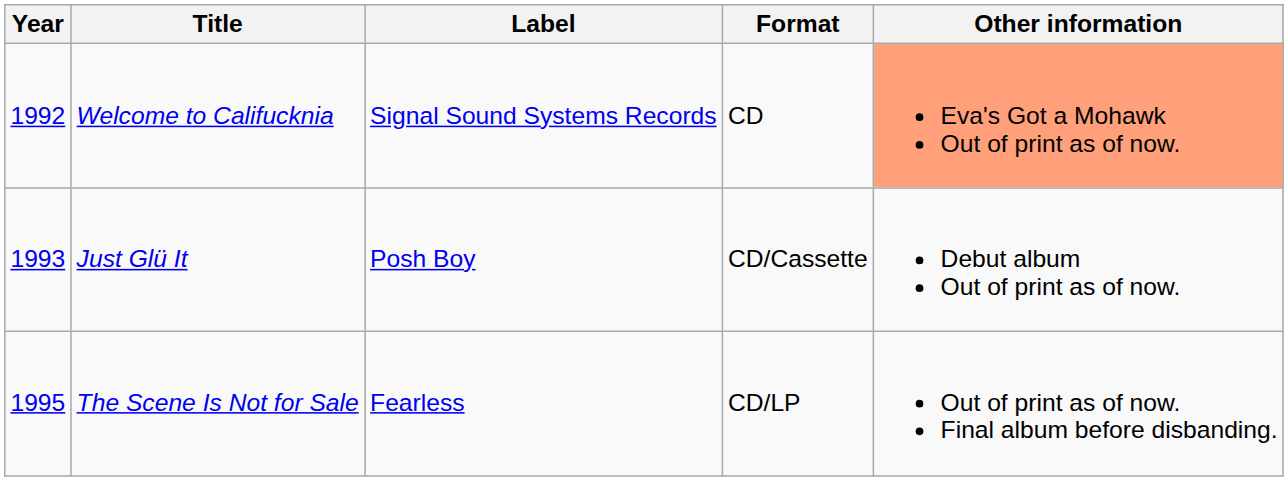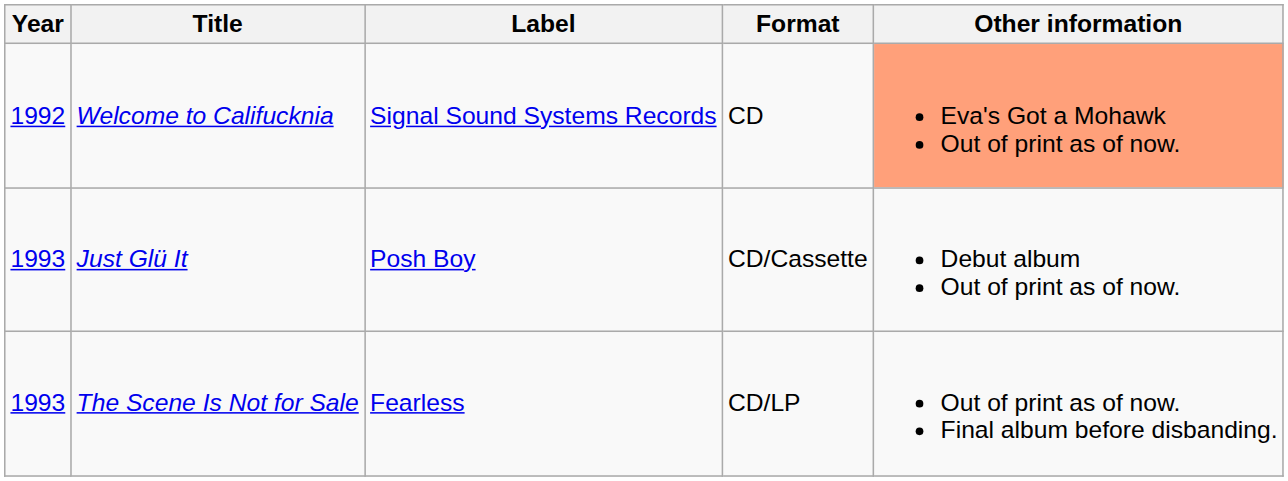(38, 403) 1995 -> (38, 403) 1993
